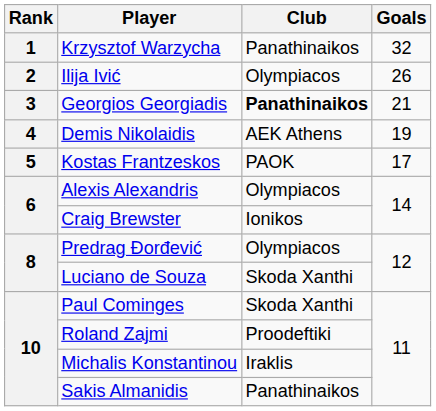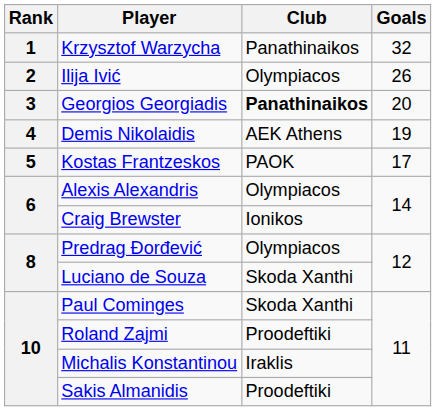(402, 104) 21 -> (402, 104) 20
(302, 391) Panathinaikos -> (288, 391) Proodeftiki
